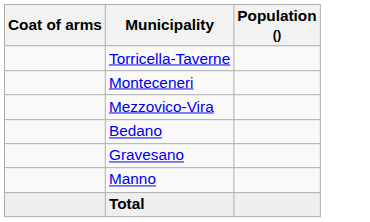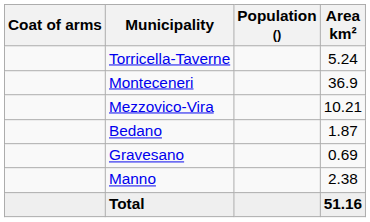+ column: (343, 25)
